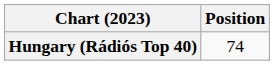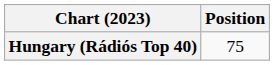(235, 45) 74 -> (235, 45) 75
